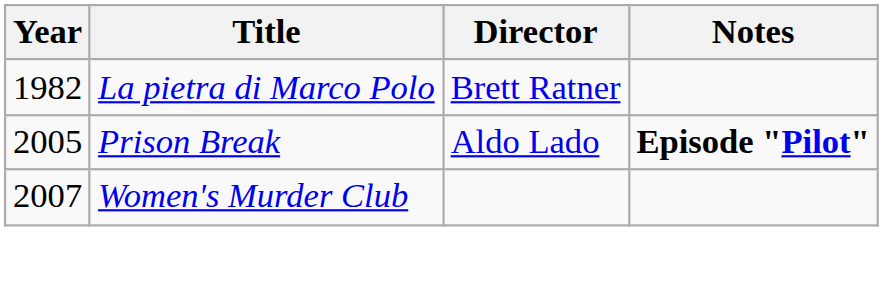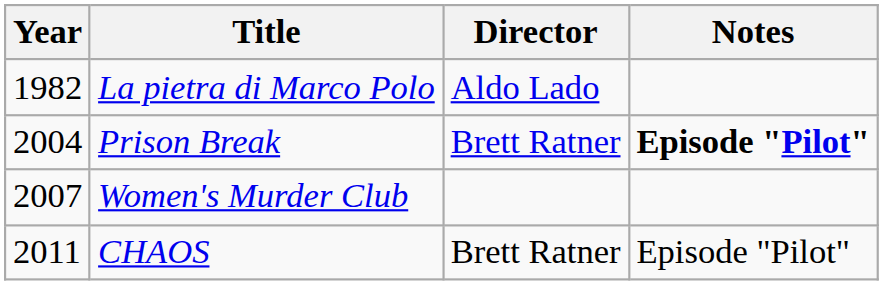(536, 86) Brett Ratner -> (525, 86) Aldo Lado
(48, 141) 2005 -> (48, 141) 2004
(525, 141) Aldo Lado -> (536, 141) Brett Ratner
+ row: (154, 251)
